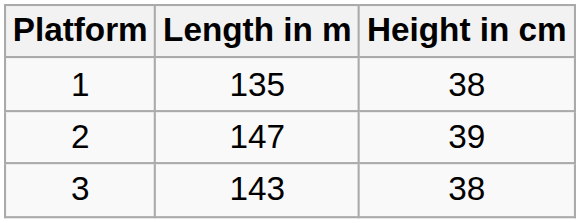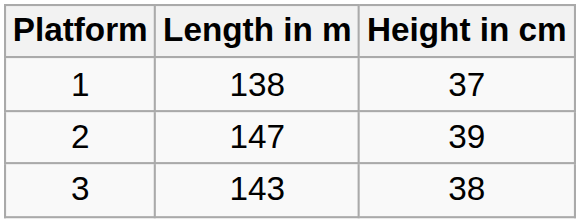(257, 83) 135 -> (257, 83) 138
(467, 83) 38 -> (467, 83) 37
